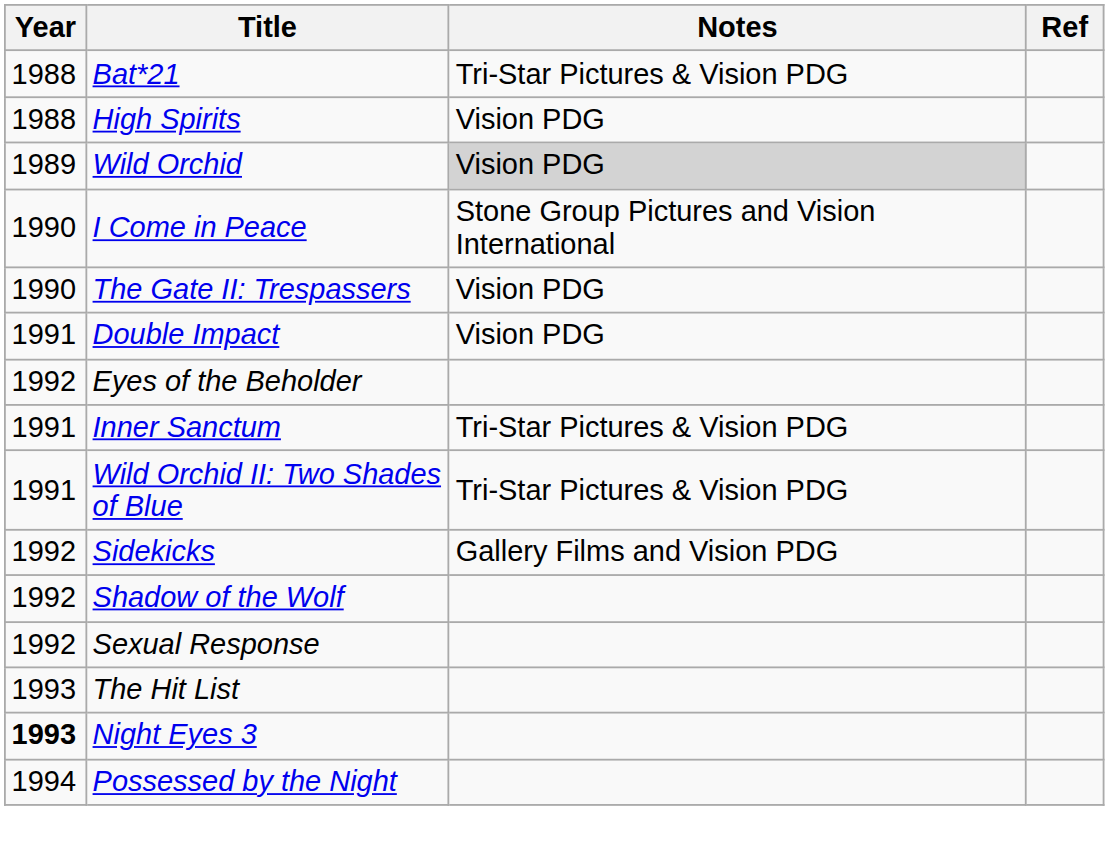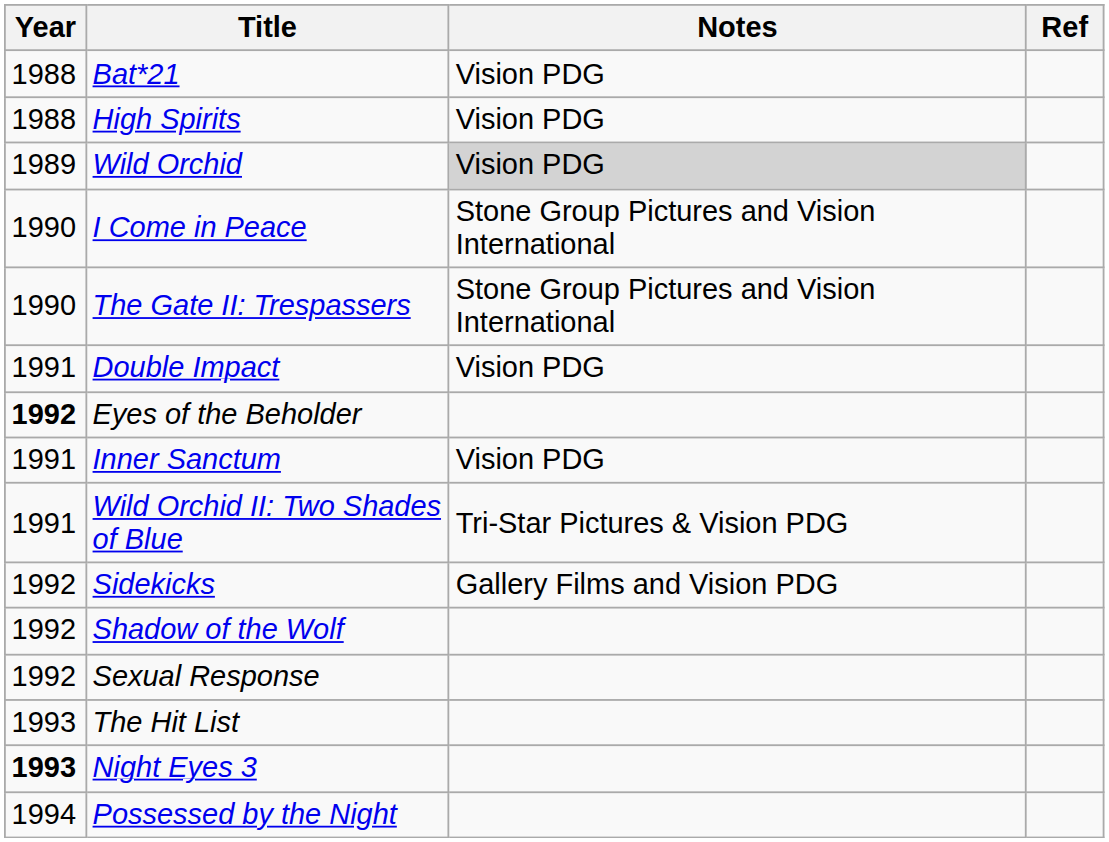(652, 73) Tri-Star Pictures & Vision PDG -> (530, 73) Vision PDG
(530, 289) Vision PDG -> (666, 305) Stone Group Pictures and Vision International
(44, 381) normal -> (44, 414) bold
(652, 427) Tri-Star Pictures & Vision PDG -> (530, 460) Vision PDG
